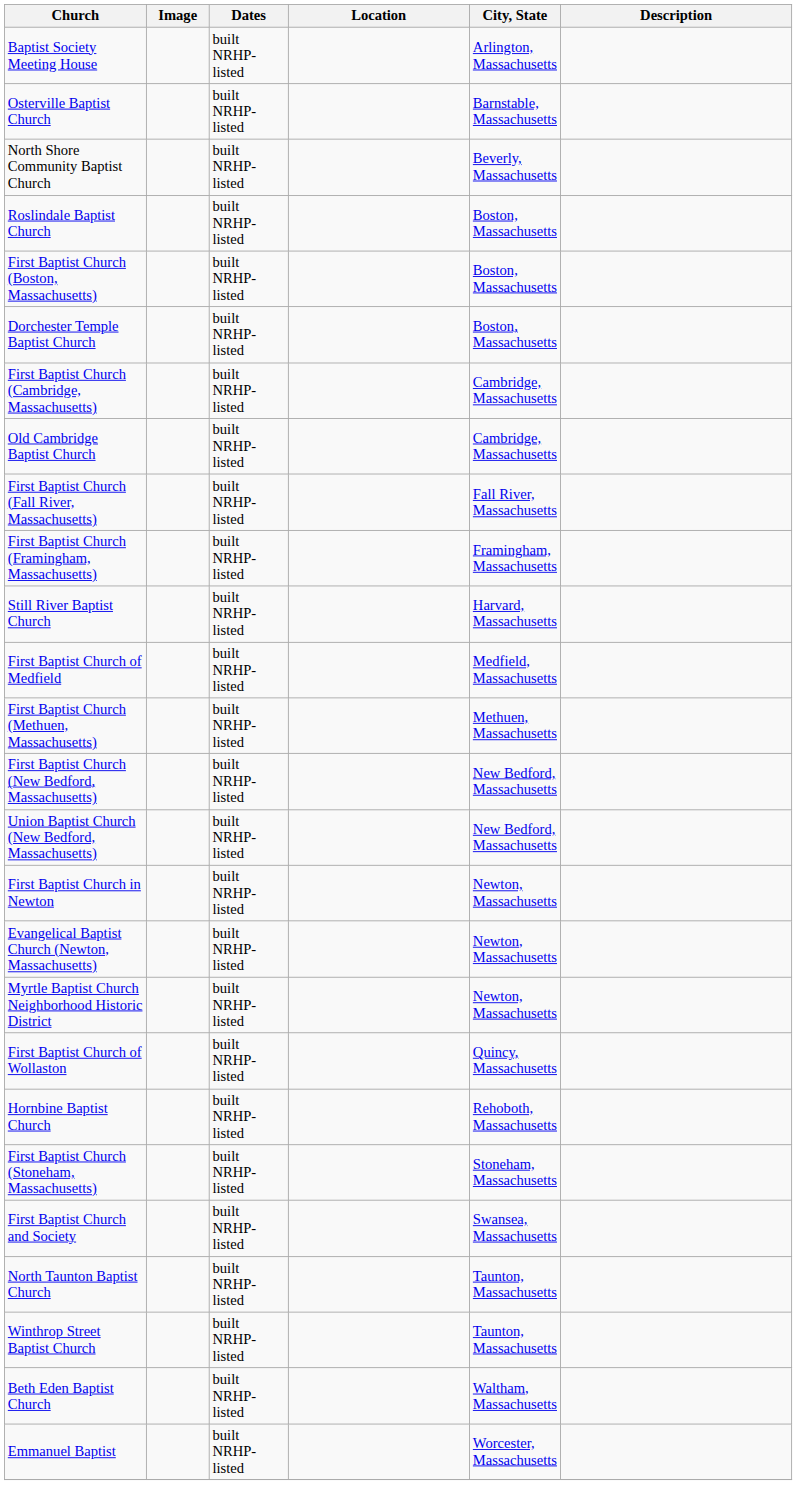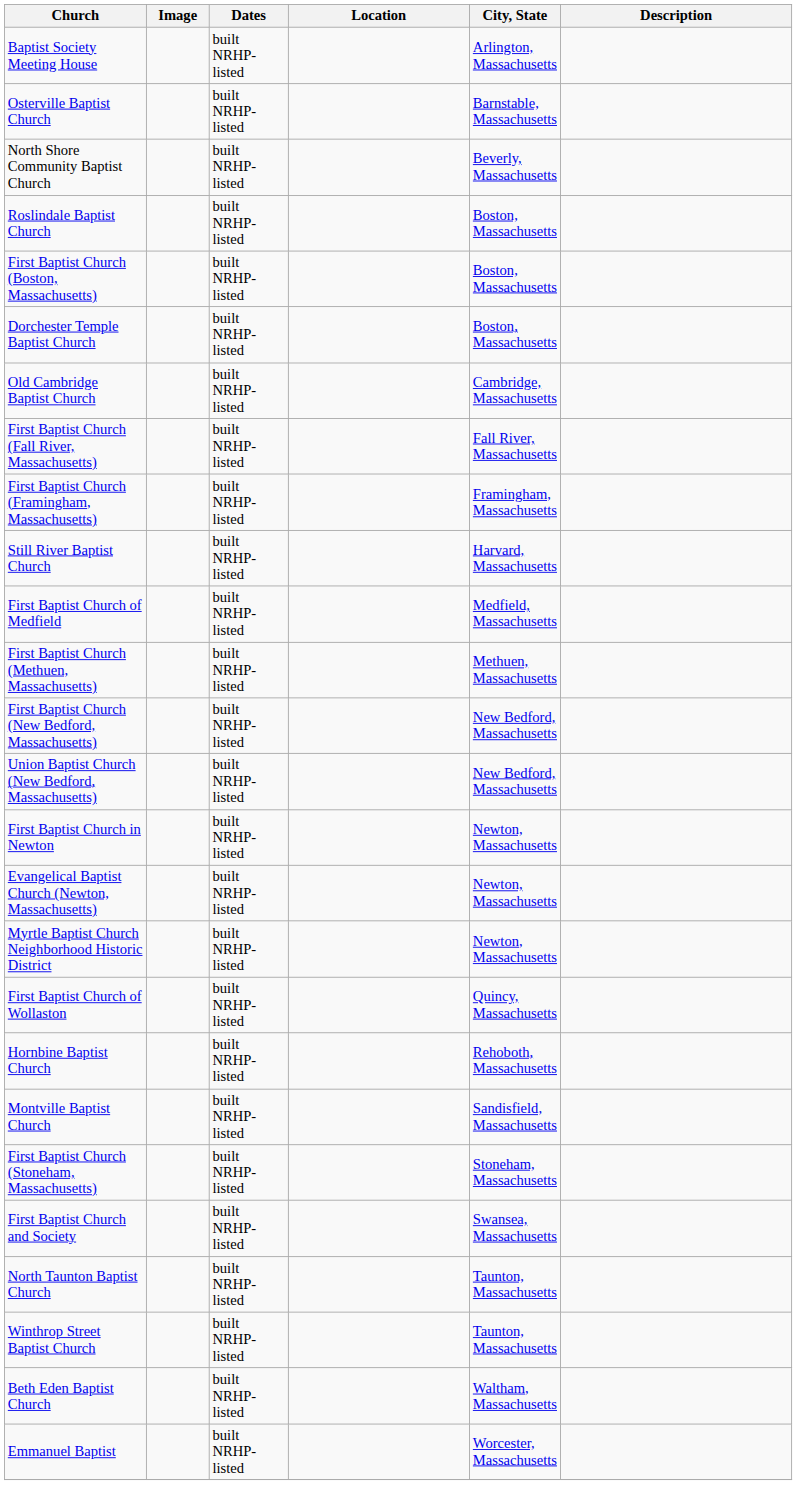- row: (67, 390)
+ row: (59, 1116)
